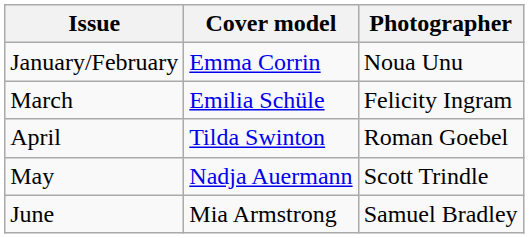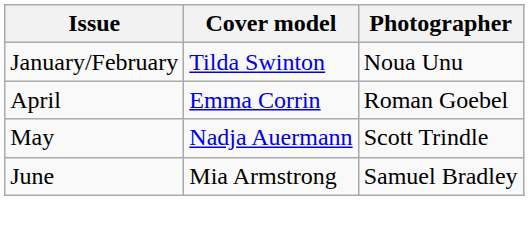(255, 61) Emma Corrin -> (257, 61) Tilda Swinton
- row: (42, 99)
(257, 137) Tilda Swinton -> (255, 99) Emma Corrin
